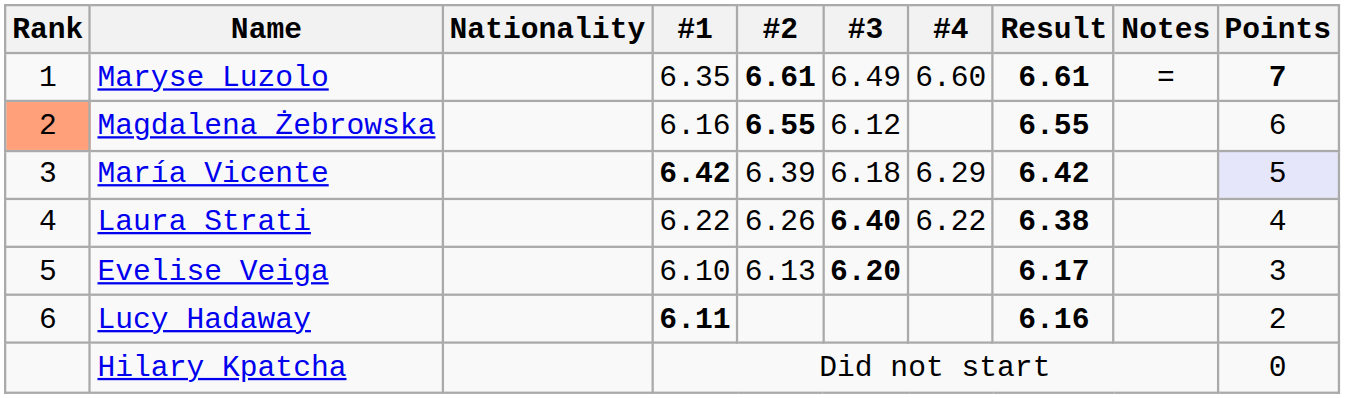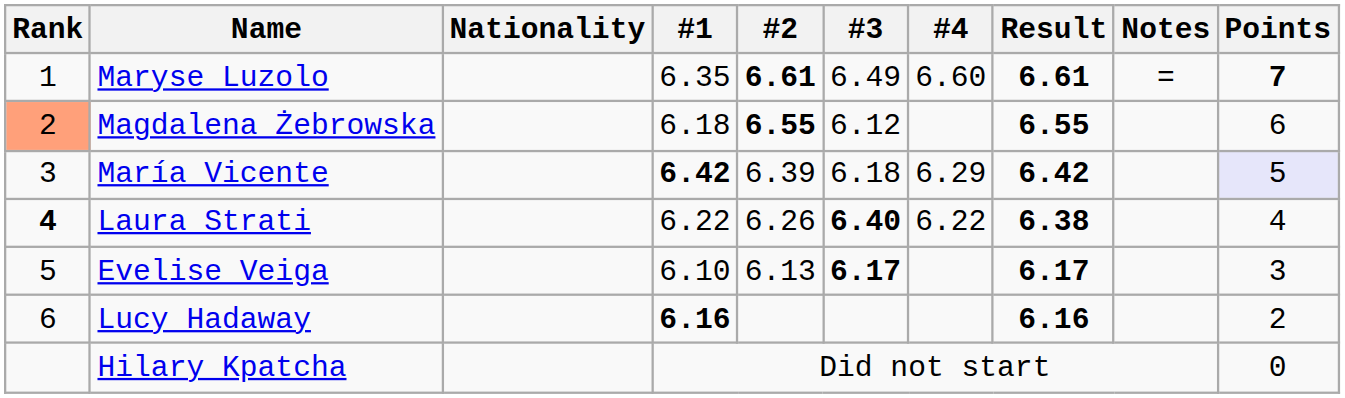(695, 126) 6.16 -> (695, 126) 6.18
(48, 223) normal -> (48, 223) bold
(866, 271) 6.20 -> (866, 271) 6.17
(695, 319) 6.11 -> (695, 319) 6.16
